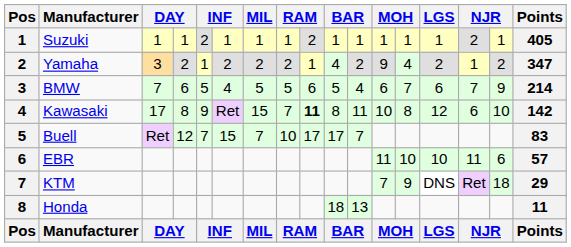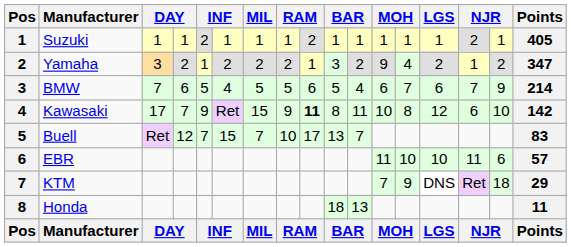(336, 64) 4 -> (336, 64) 3
(185, 111) 8 -> (185, 111) 7
(288, 111) 7 -> (288, 111) 9
(336, 135) 17 -> (336, 135) 13
